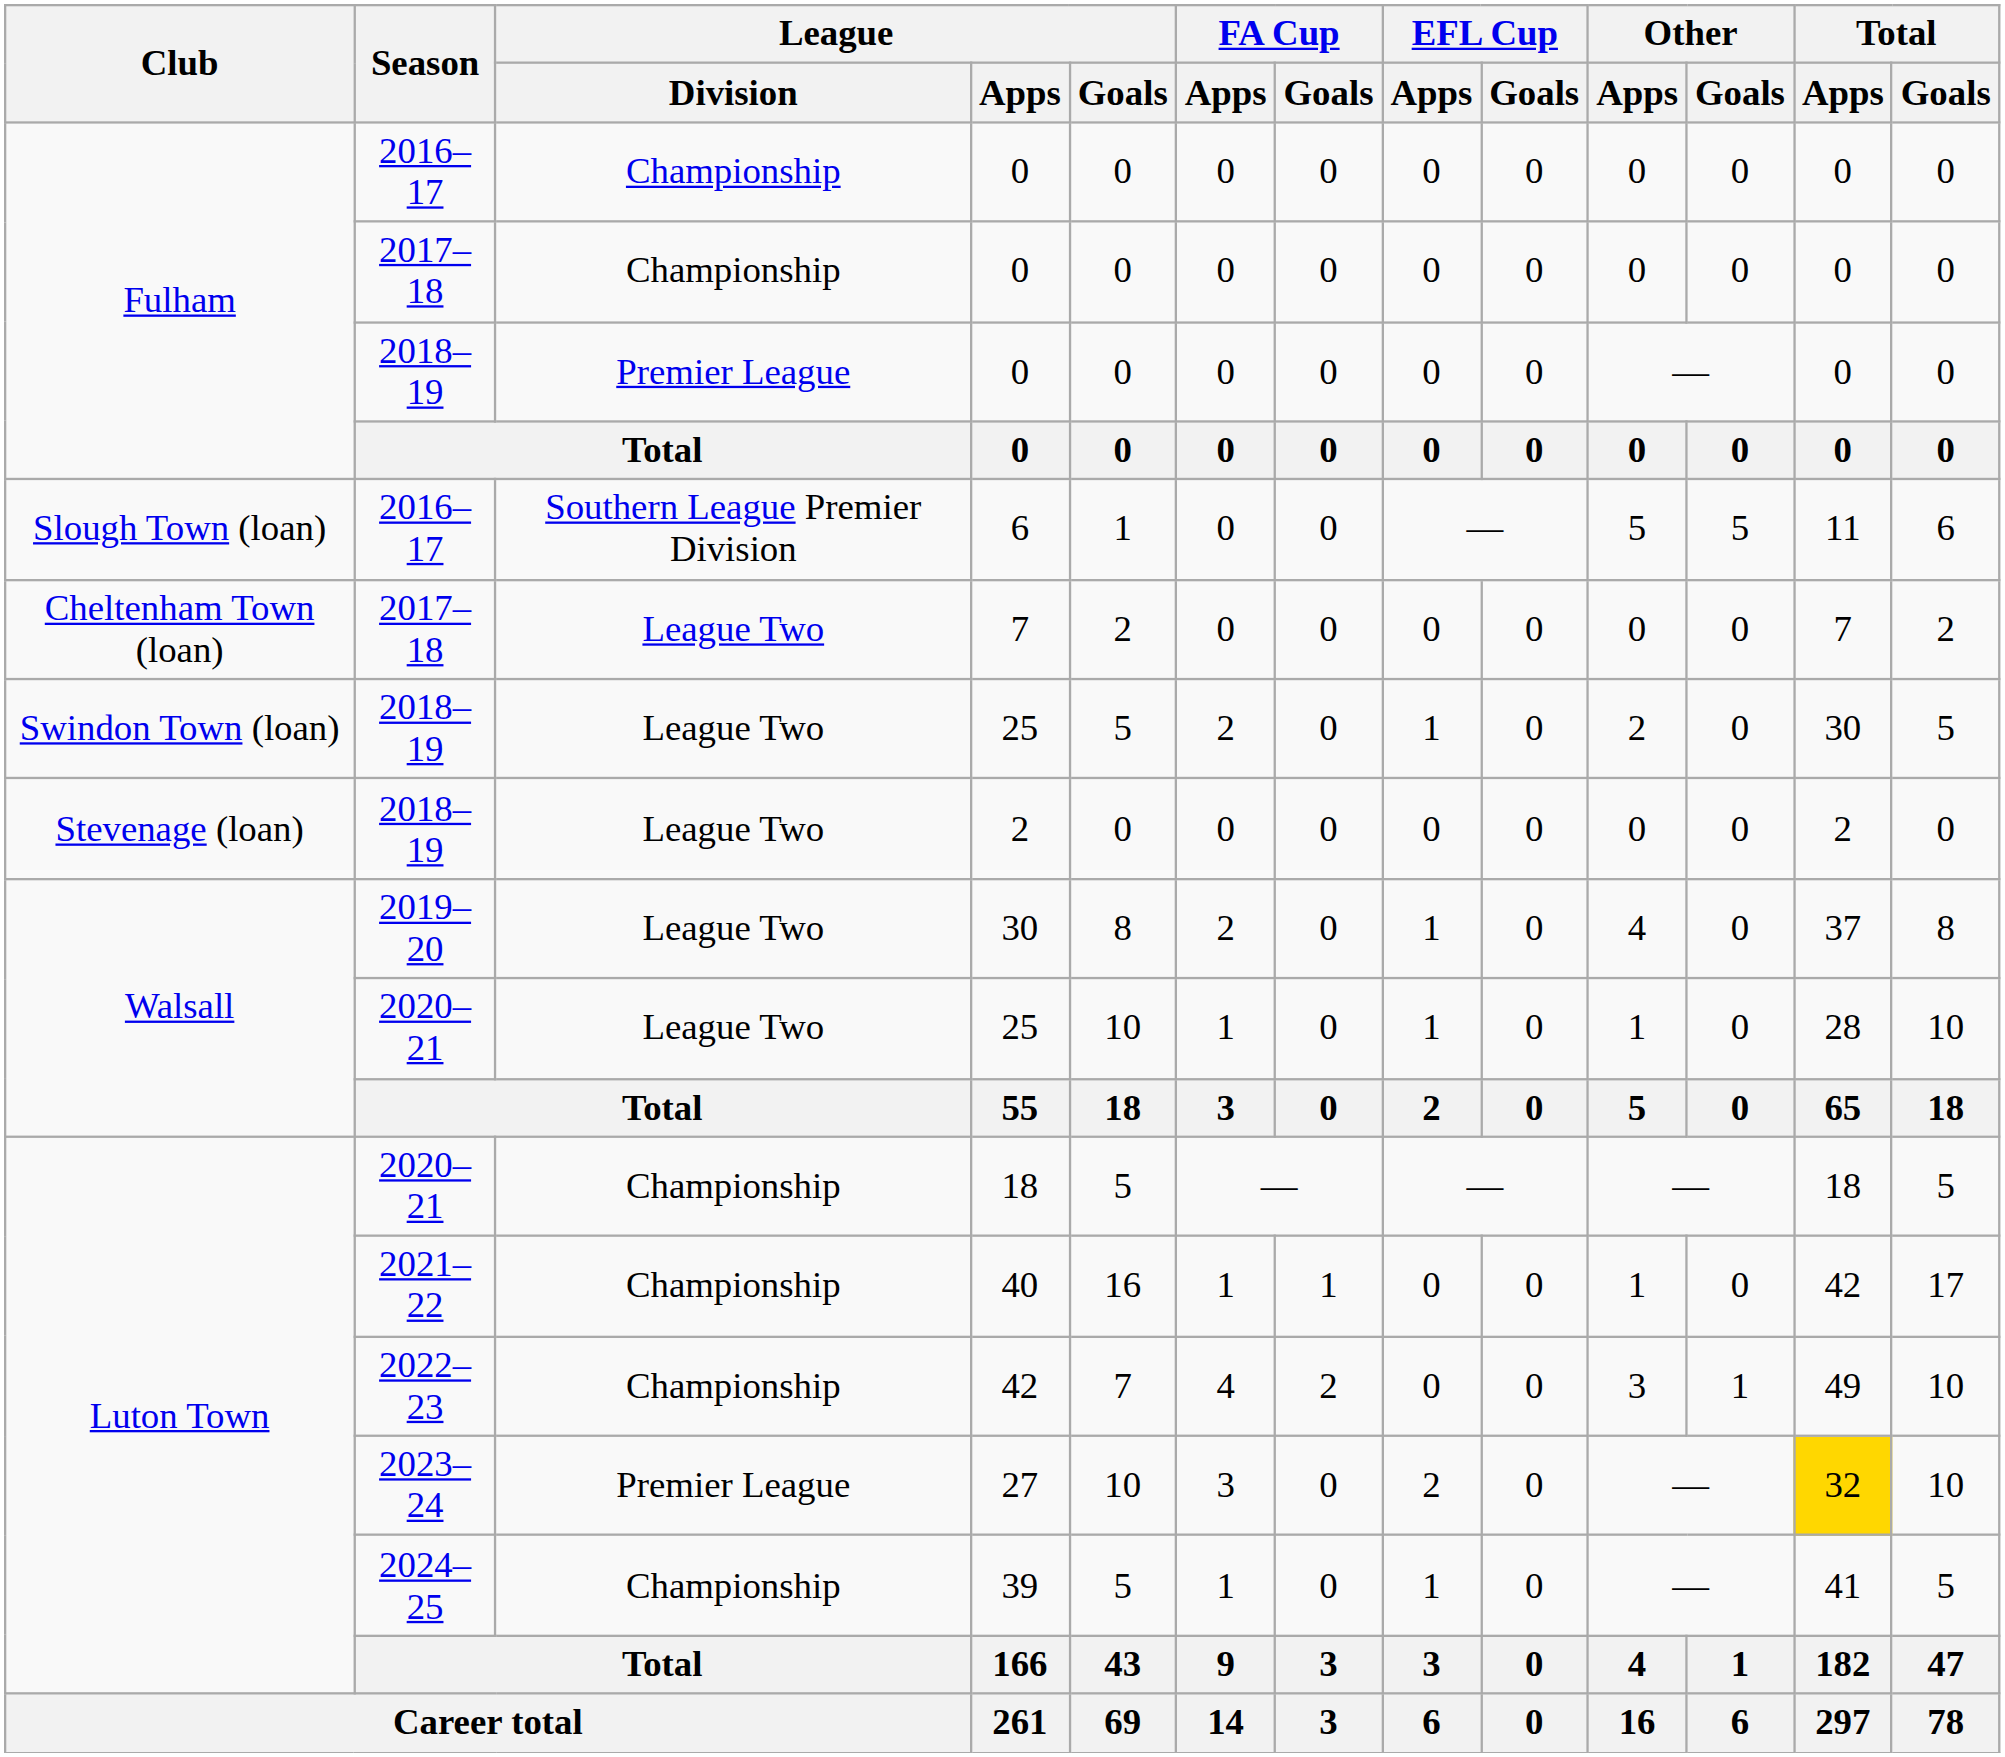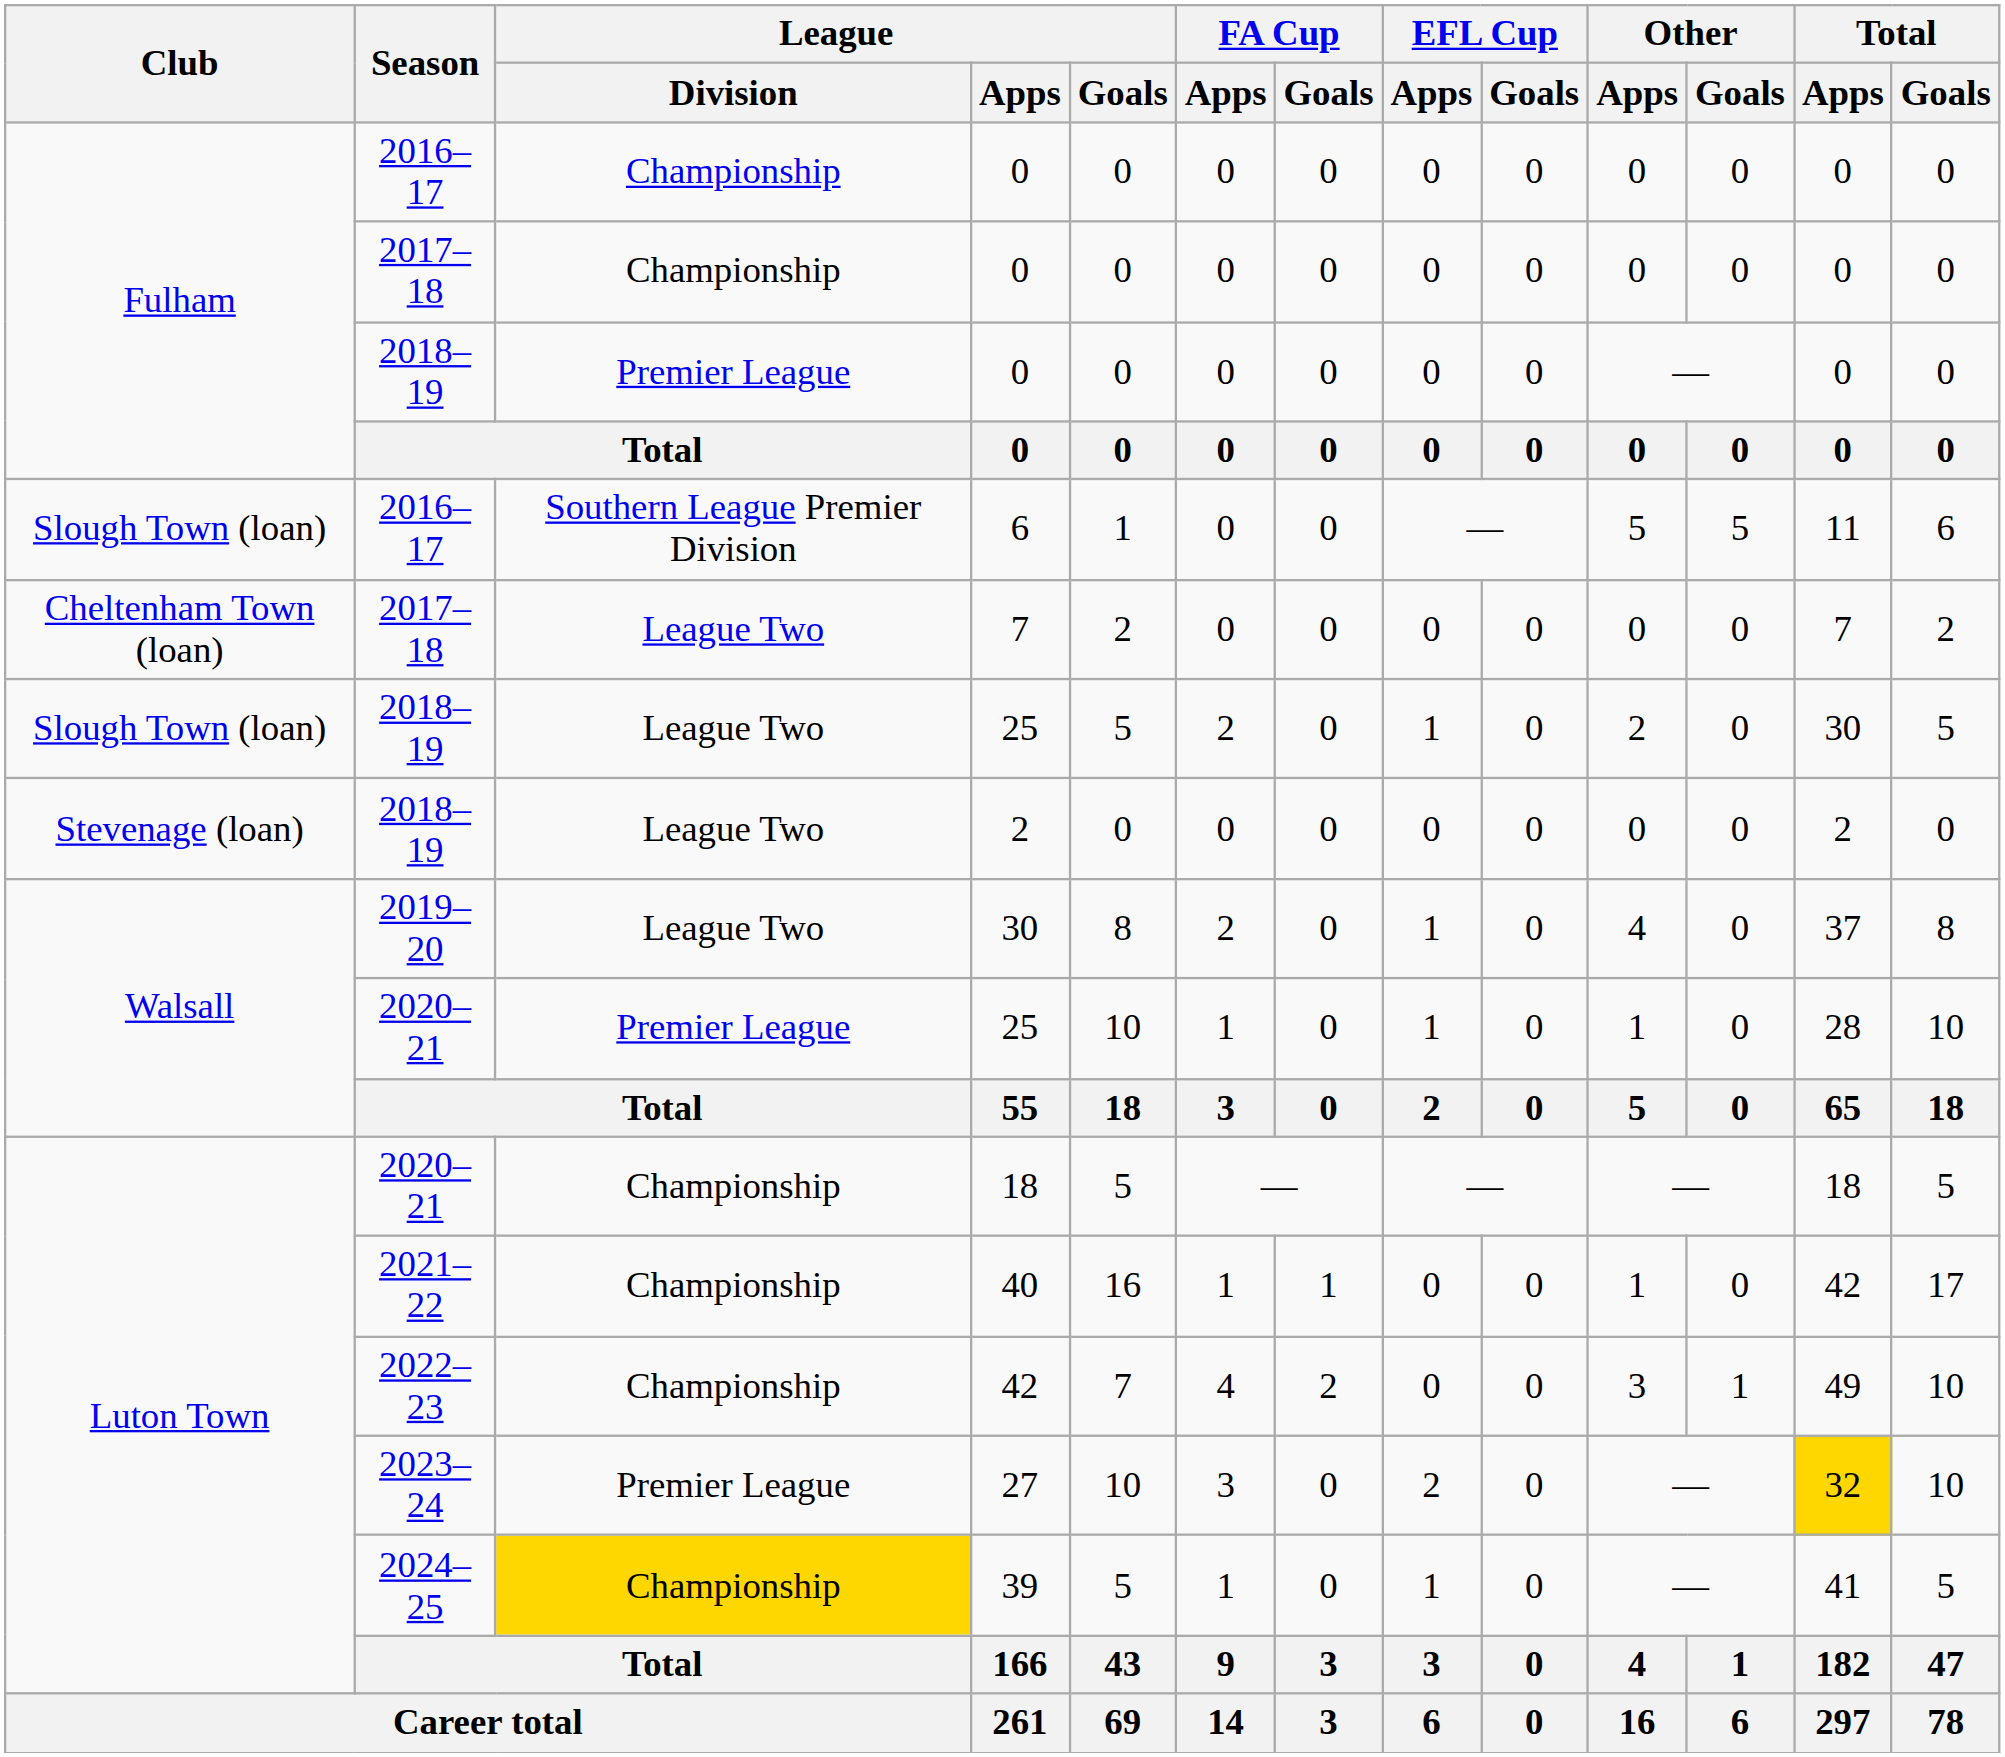(180, 728) Swindon Town (loan) -> (180, 728) Slough Town (loan)
(733, 1027) League Two -> (733, 1027) Premier League
(733, 1584) no background -> (733, 1584) gold background
